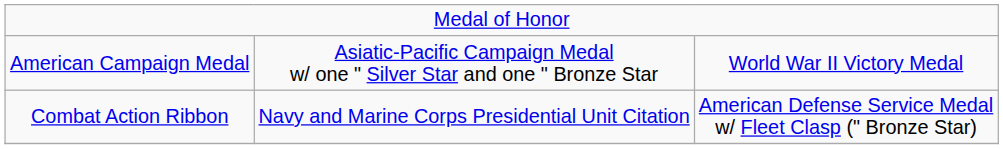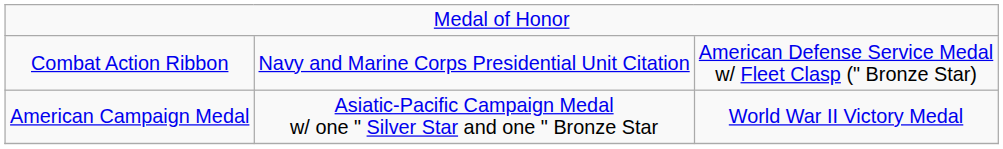rows swapped: (130, 116) <-> (130, 62)
